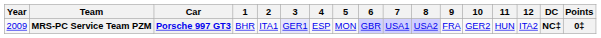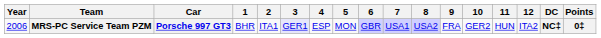(17, 26) 2009 -> (17, 26) 2006
